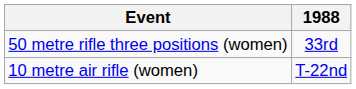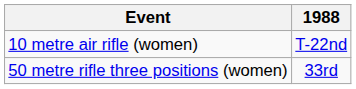rows swapped: (103, 70) <-> (148, 44)
